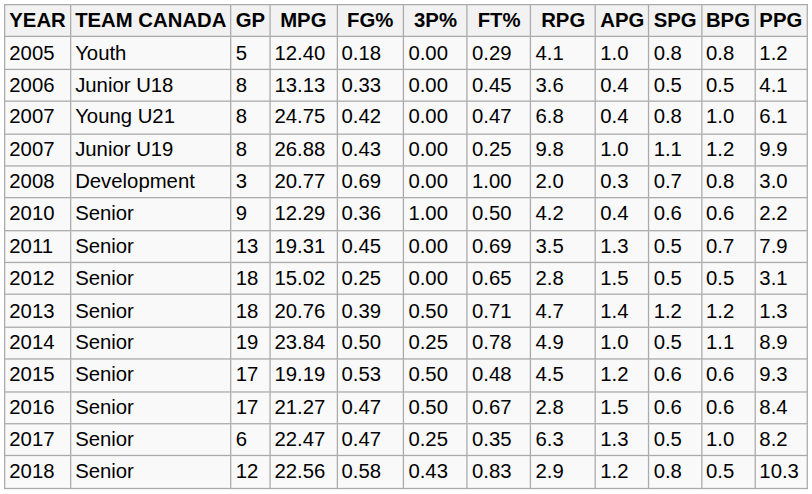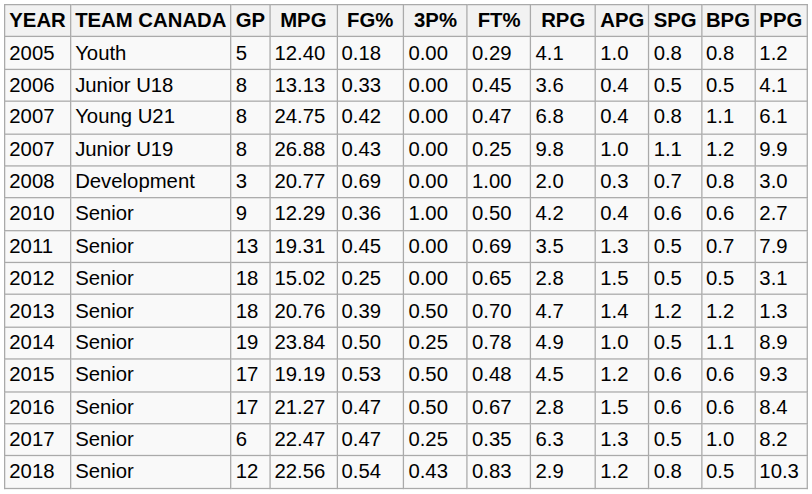(720, 117) 1.0 -> (720, 117) 1.1
(773, 213) 2.2 -> (773, 213) 2.7
(492, 310) 0.71 -> (492, 310) 0.70
(361, 471) 0.58 -> (361, 471) 0.54
